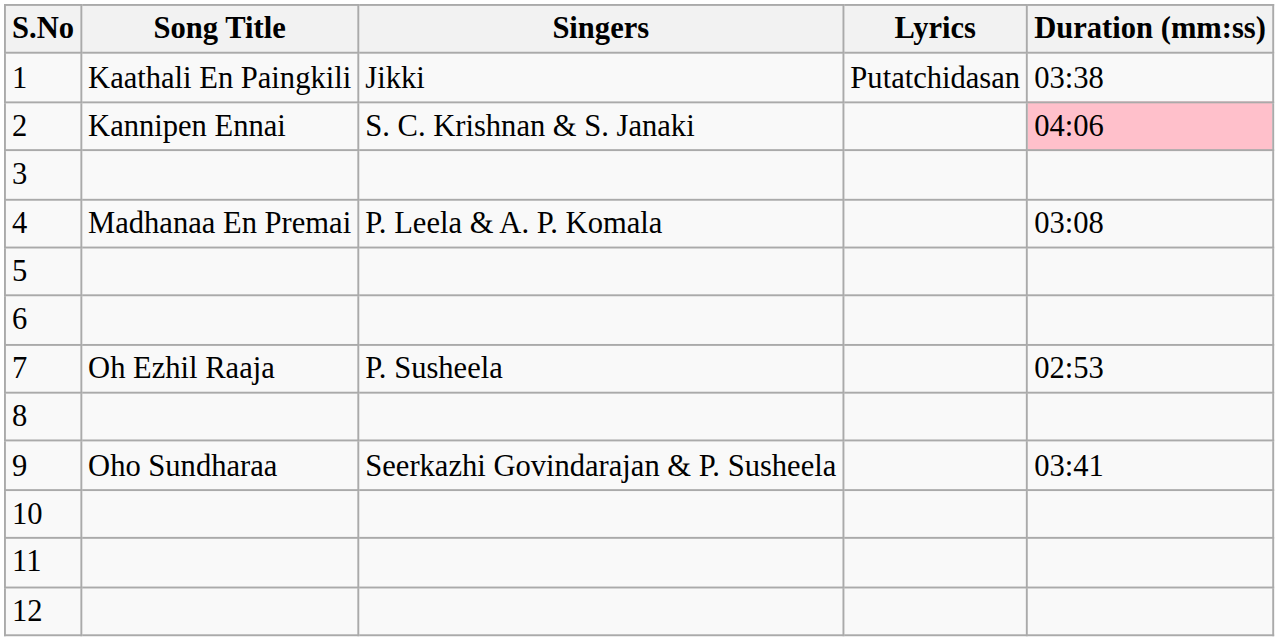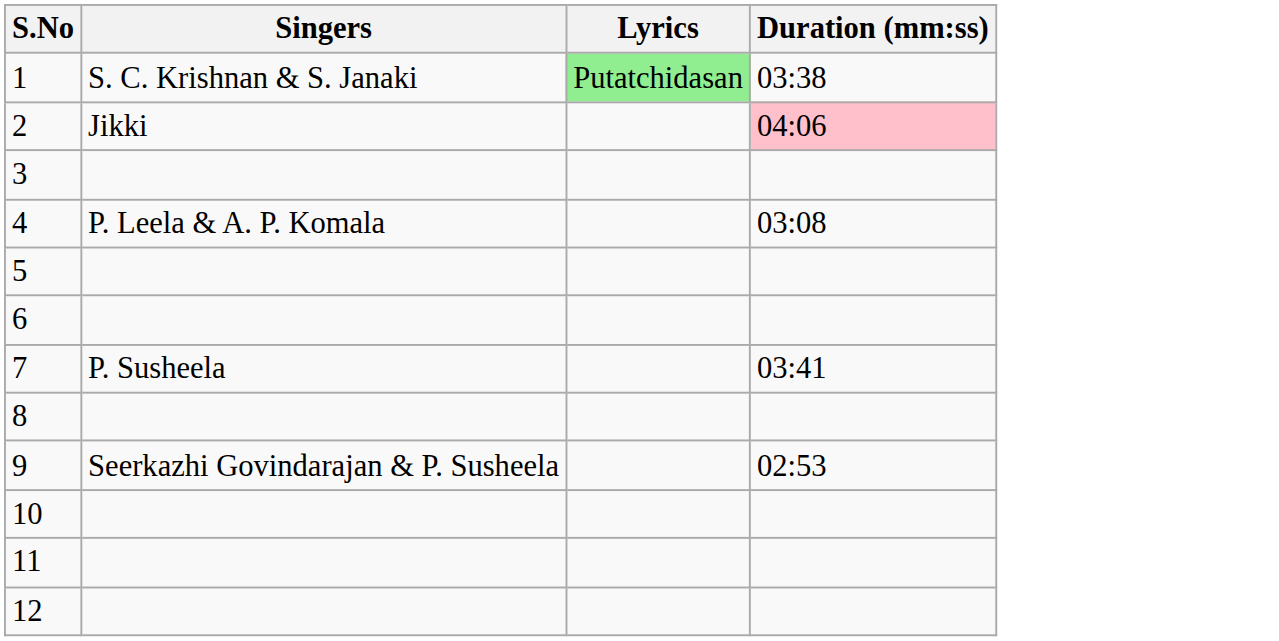- column: (220, 28)
(395, 77) Jikki -> (253, 77) S. C. Krishnan & S. Janaki
(935, 77) no background -> (658, 77) lightgreen background
(530, 125) S. C. Krishnan & S. Janaki -> (118, 125) Jikki
(1069, 367) 02:53 -> (792, 367) 03:41
(1069, 464) 03:41 -> (792, 464) 02:53
